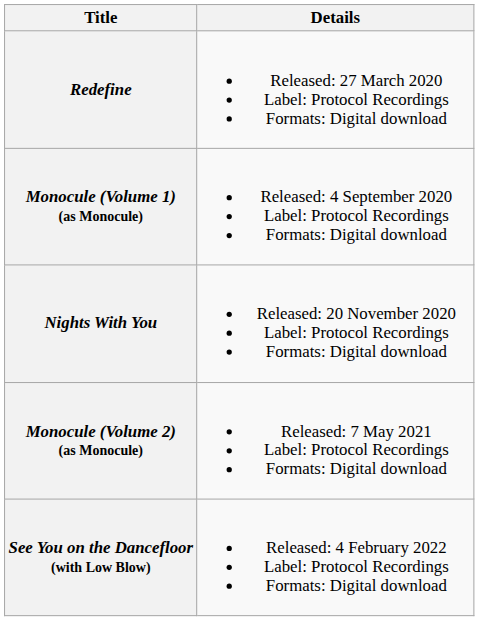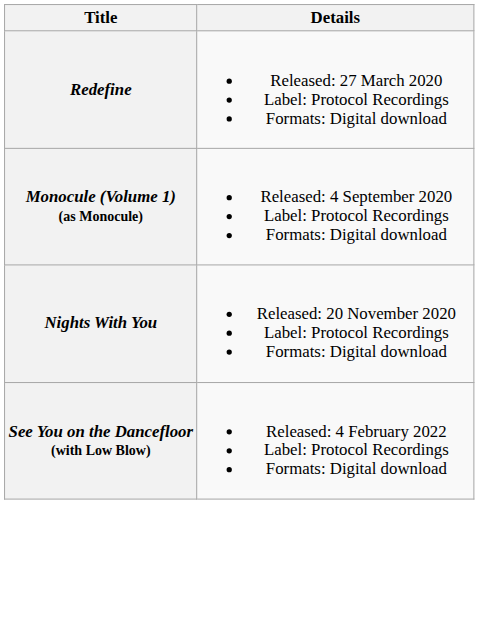- row: (101, 440)
